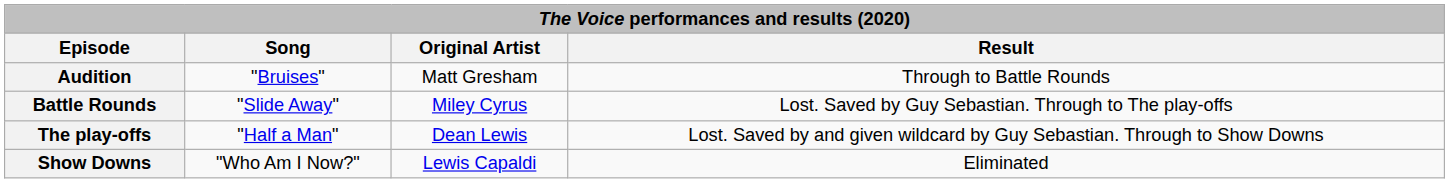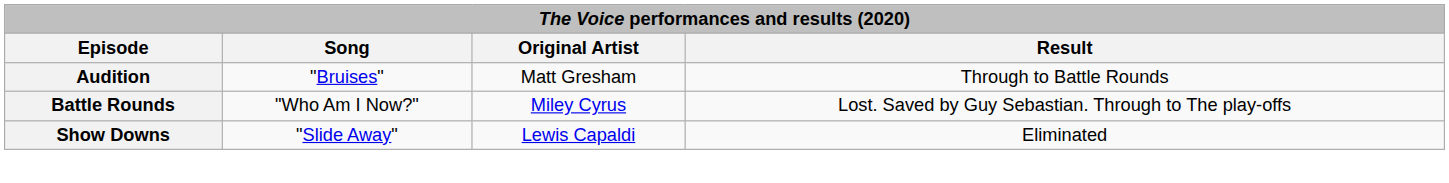(288, 105) "Slide Away" -> (347, 105) "Who Am I Now?"
- row: (94, 134)
(288, 163) "Who Am I Now?" -> (347, 134) "Slide Away"
